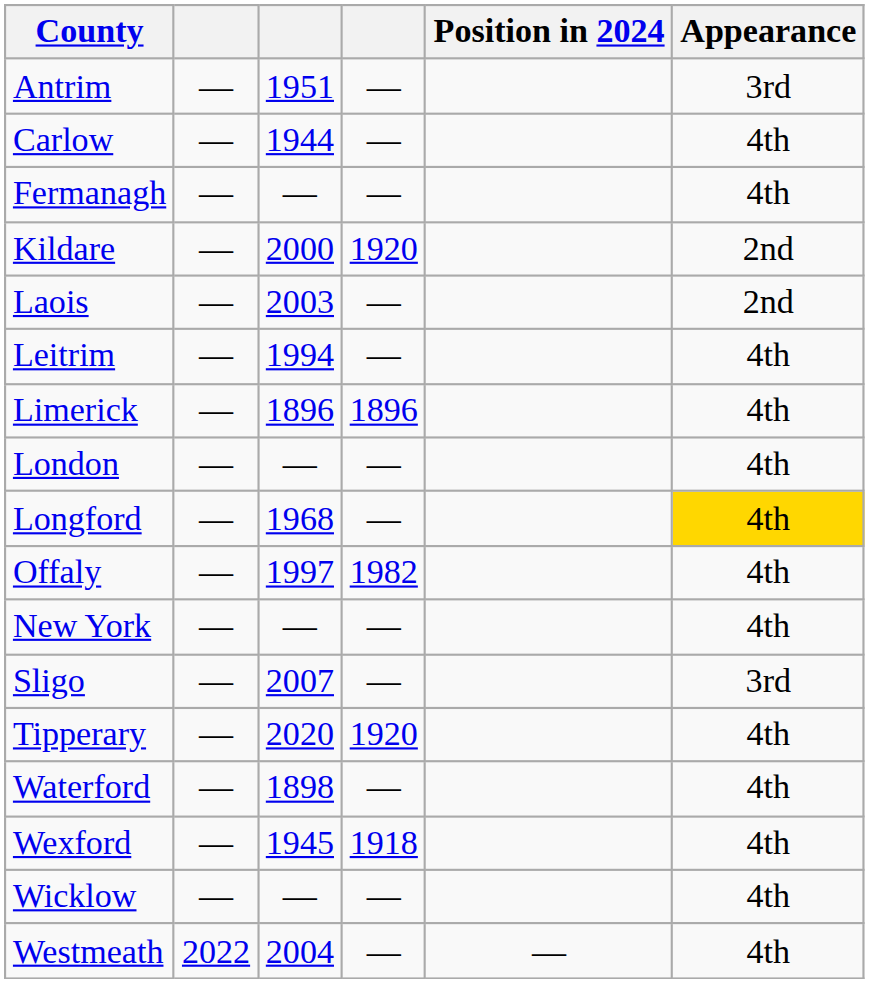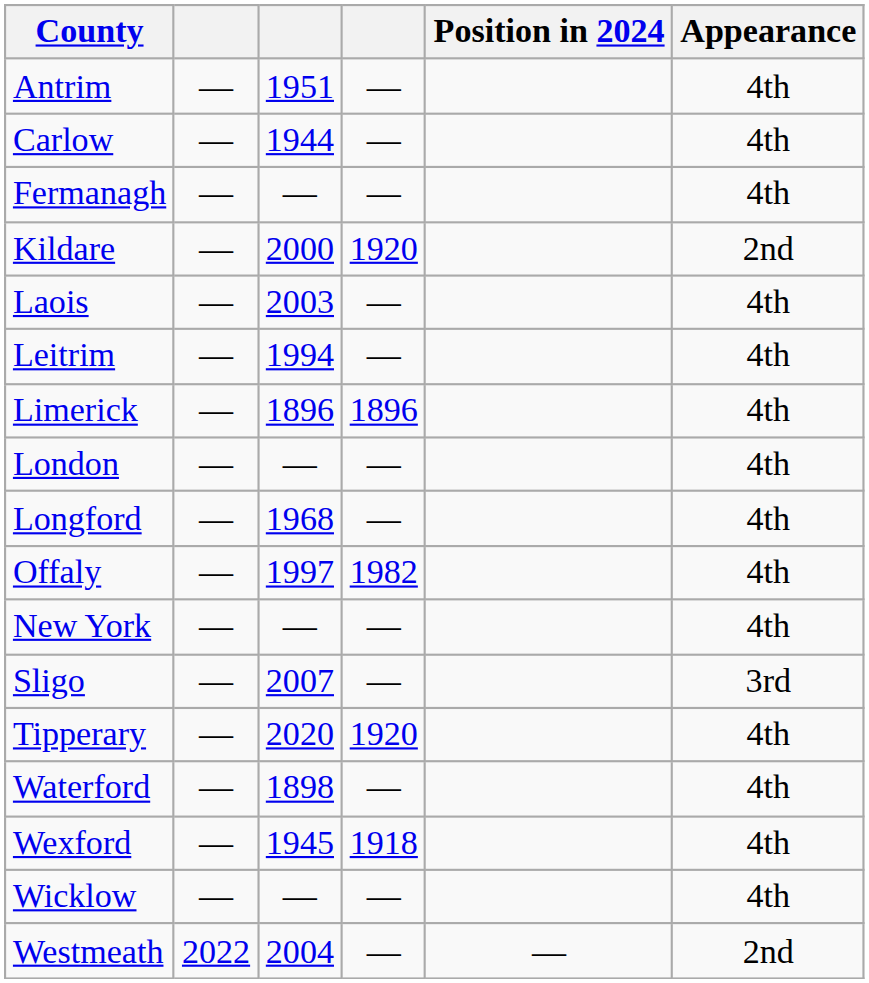(768, 85) 3rd -> (768, 85) 4th
(768, 301) 2nd -> (768, 301) 4th
(768, 517) gold background -> (768, 517) no background
(768, 950) 4th -> (768, 950) 2nd
